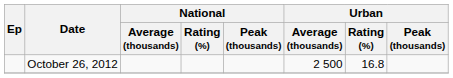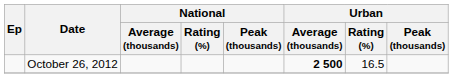(328, 63) normal -> (328, 63) bold
(373, 63) 16.8 -> (373, 63) 16.5
